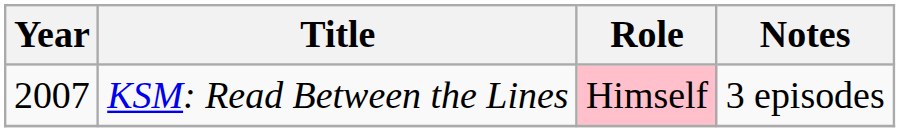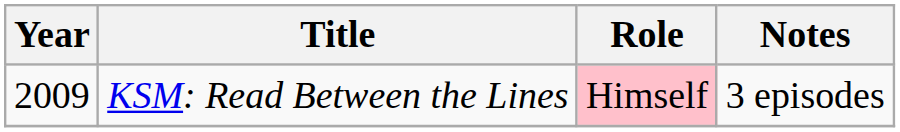(52, 94) 2007 -> (52, 94) 2009
